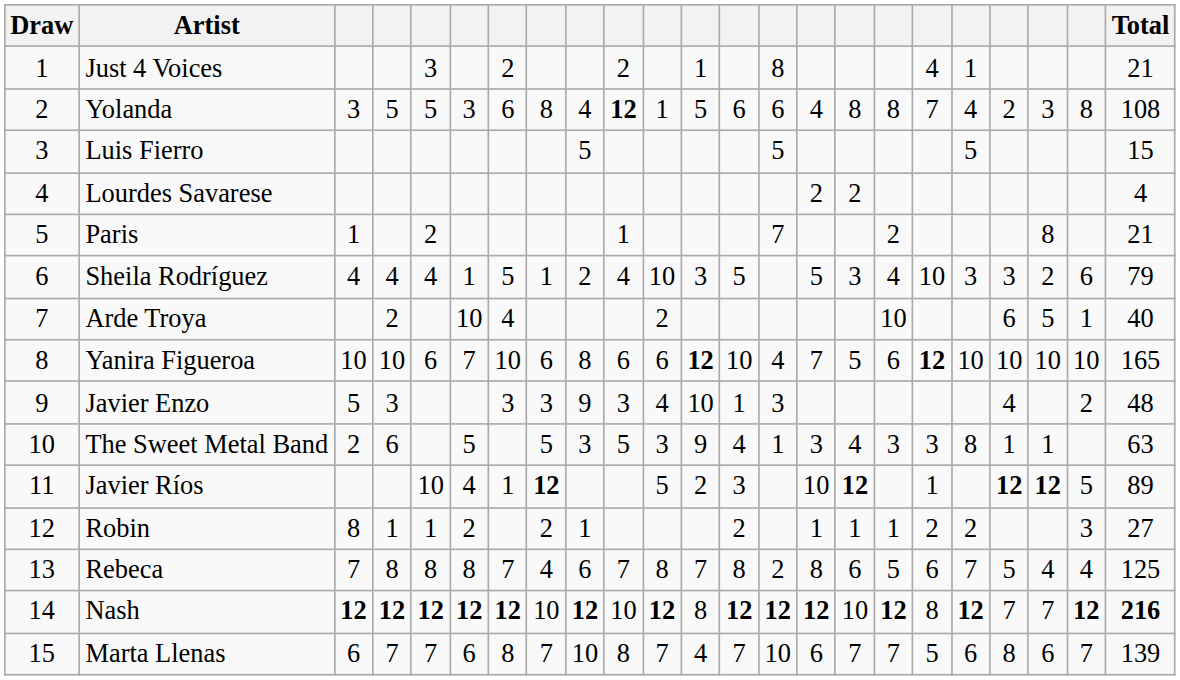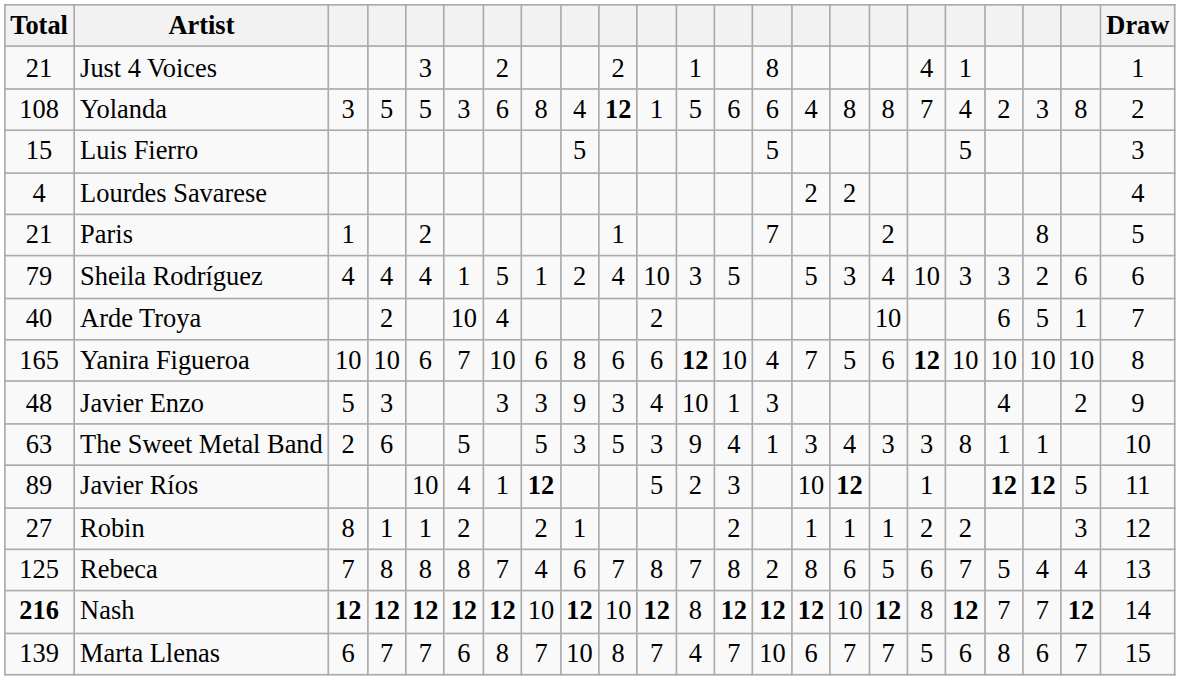columns swapped: (42, 25) <-> (1141, 25)
